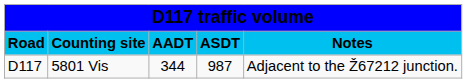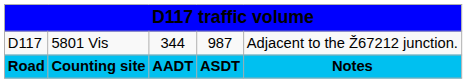rows swapped: (26, 43) <-> (25, 66)
